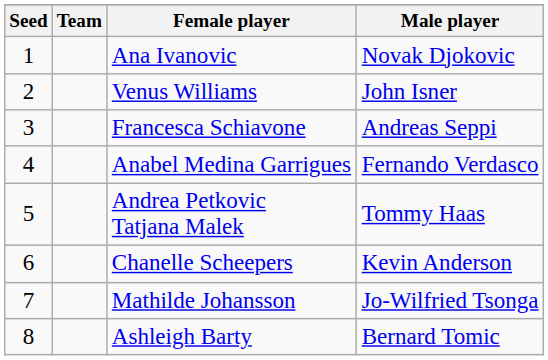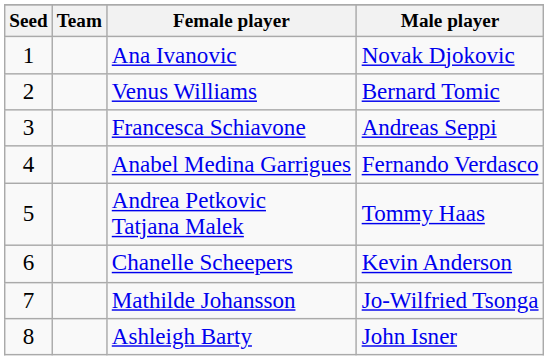(409, 91) John Isner -> (431, 91) Bernard Tomic
(431, 336) Bernard Tomic -> (409, 336) John Isner
